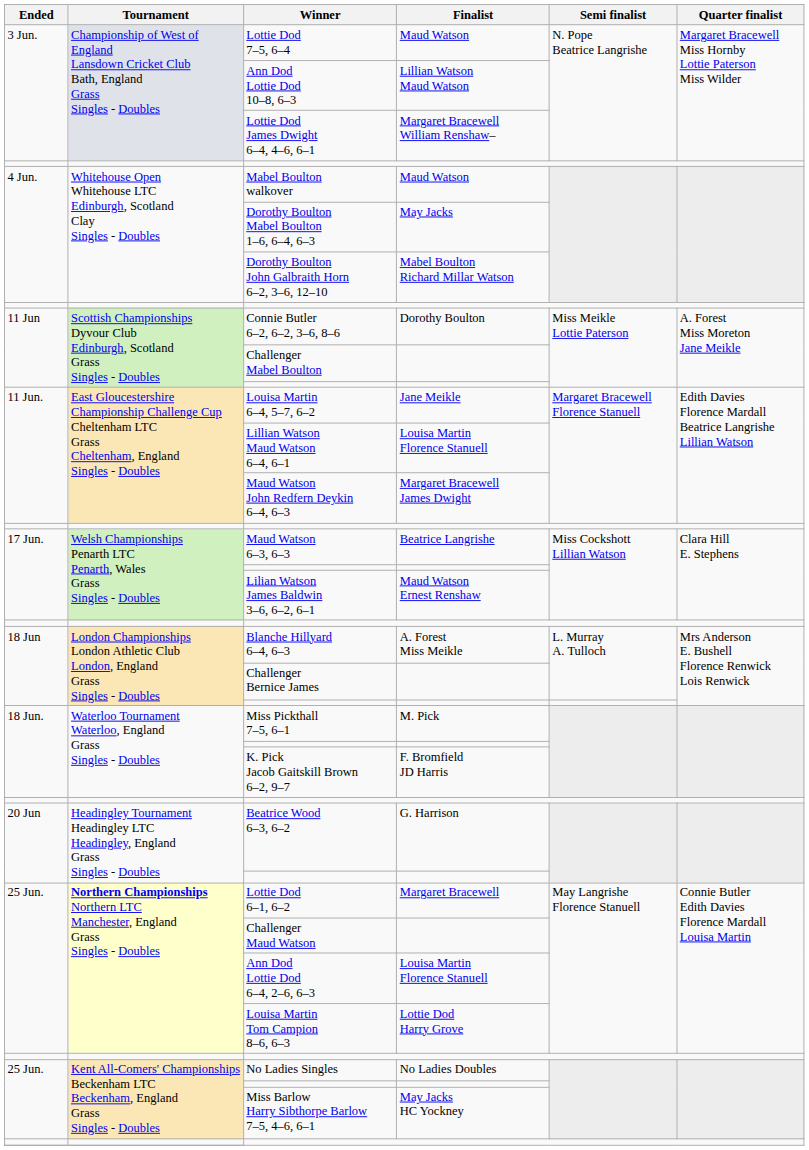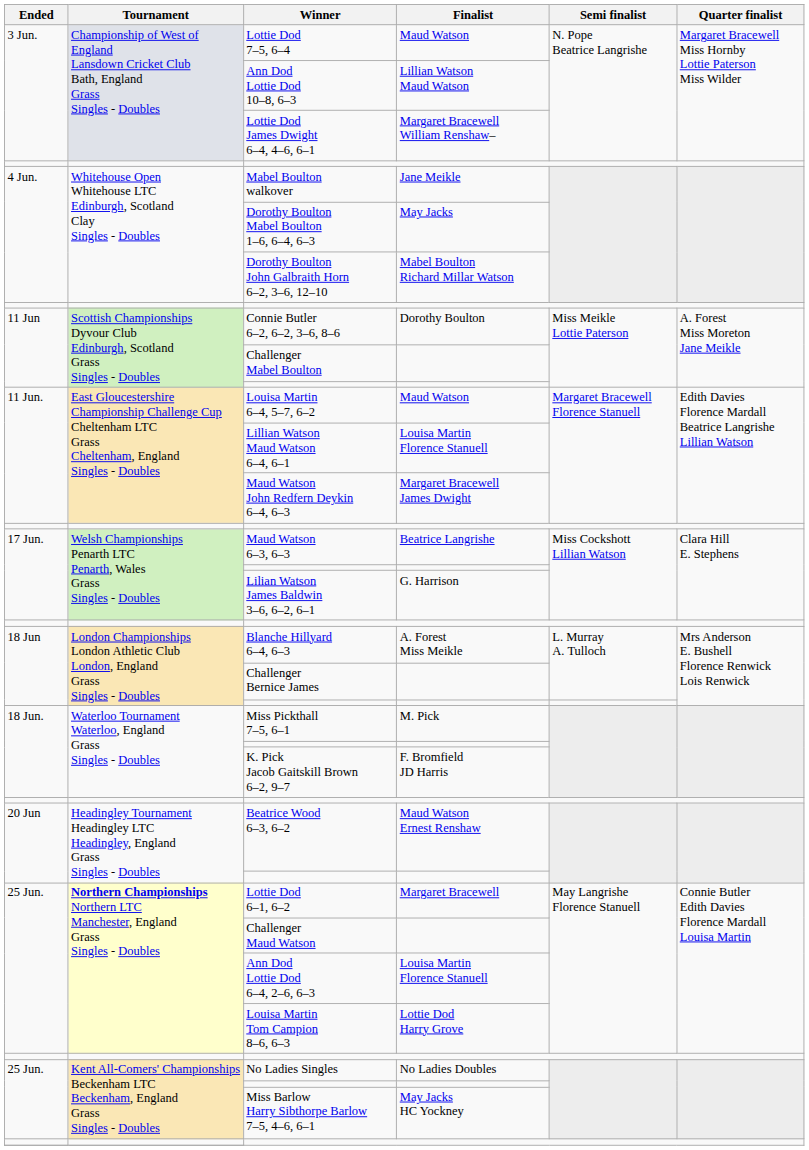(434, 176) Maud Watson -> (430, 176) Jane Meikle
(430, 397) Jane Meikle -> (434, 397) Maud Watson
(440, 587) Maud Watson Ernest Renshaw -> (429, 580) G. Harrison
(429, 813) G. Harrison -> (440, 820) Maud Watson Ernest Renshaw
